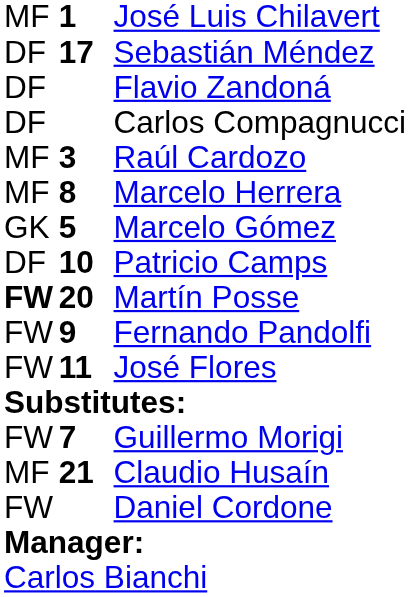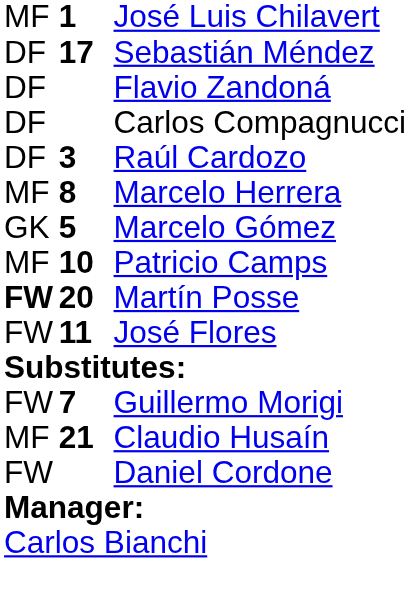(27, 157) MF -> (25, 157) DF
(25, 262) DF -> (27, 262) MF
- row: (242, 332)
